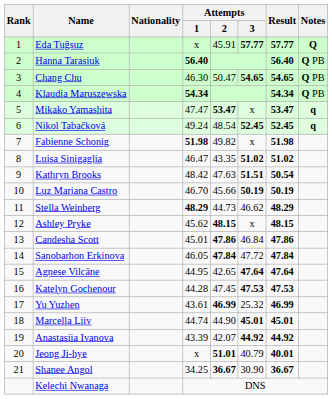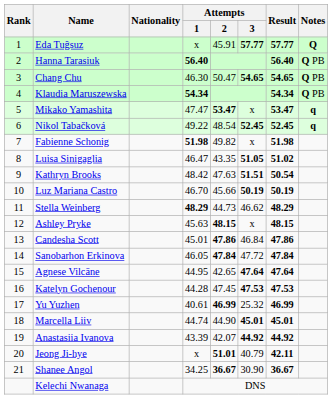(196, 126) 49.24 -> (196, 126) 49.22
(252, 158) 51.02 -> (252, 158) 51.05
(196, 223) 45.62 -> (196, 223) 45.63
(196, 304) 43.61 -> (196, 304) 40.61
(282, 353) 40.01 -> (282, 353) 42.11
